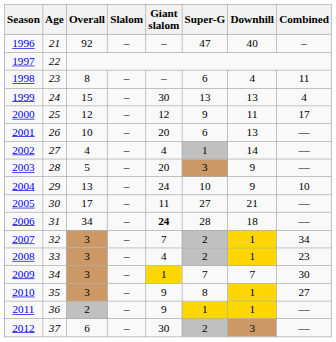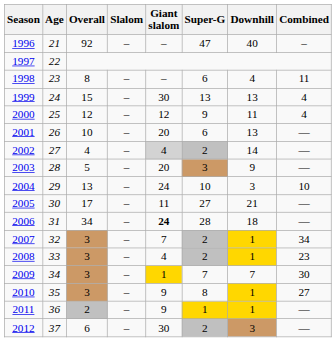(304, 114) 17 -> (304, 114) 4
(164, 150) no background -> (164, 150) lightgrey background
(205, 150) 1 -> (205, 150) 2
(252, 185) 9 -> (252, 185) 3
